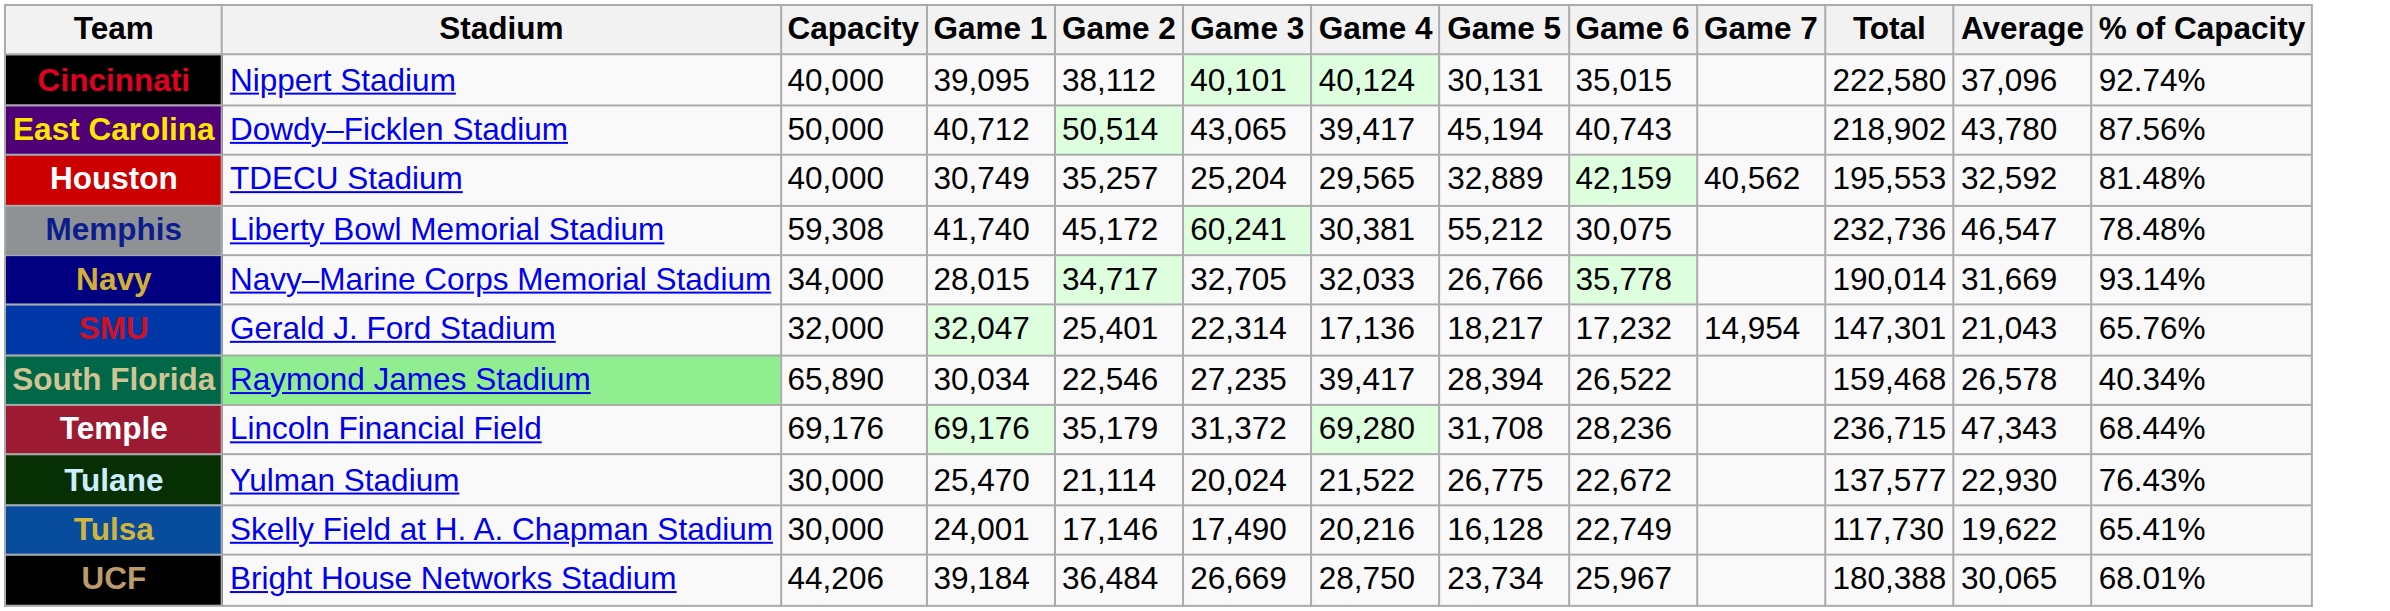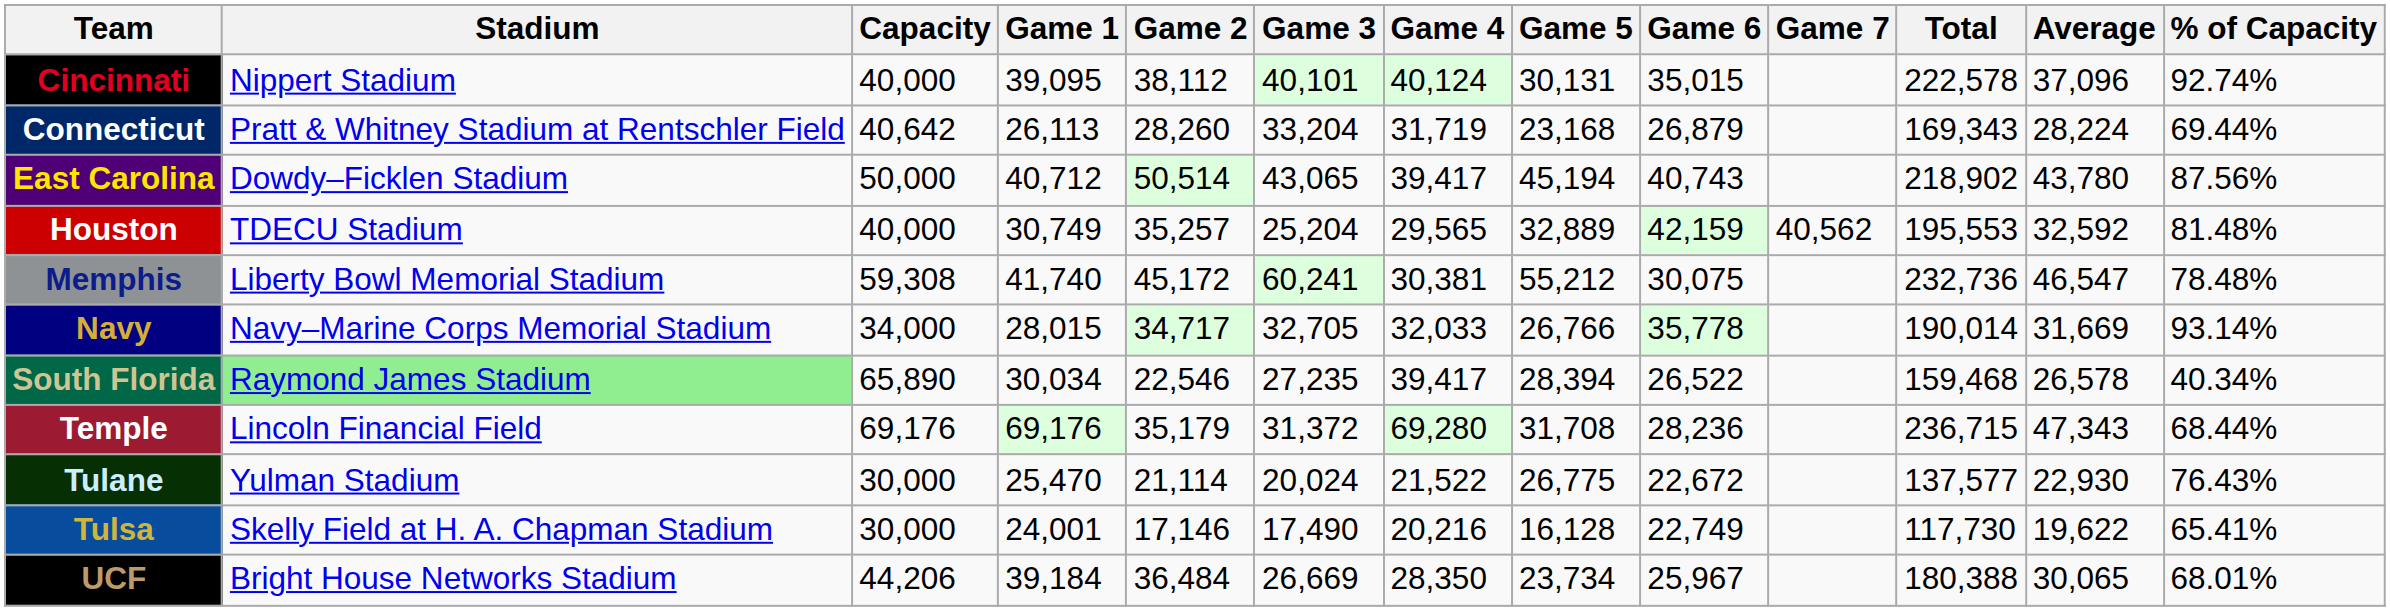(1889, 79) 222,580 -> (1961, 79) 222,578
+ row: (114, 129)
- row: (114, 329)
(1367, 579) 28,750 -> (1439, 579) 28,350
